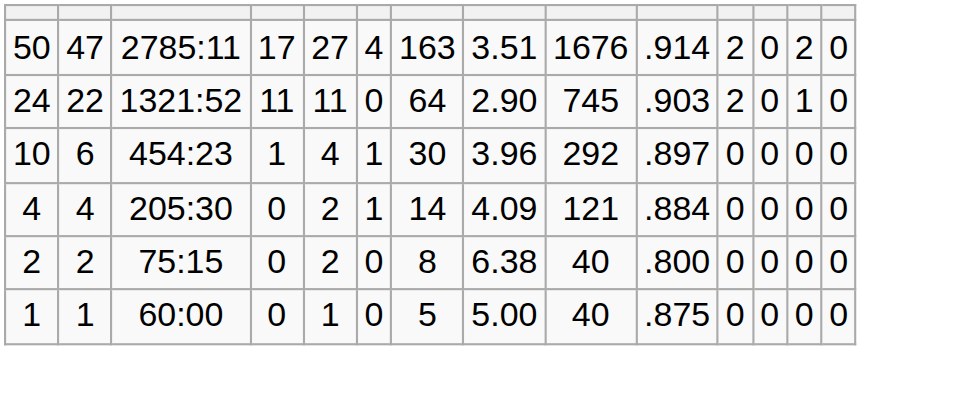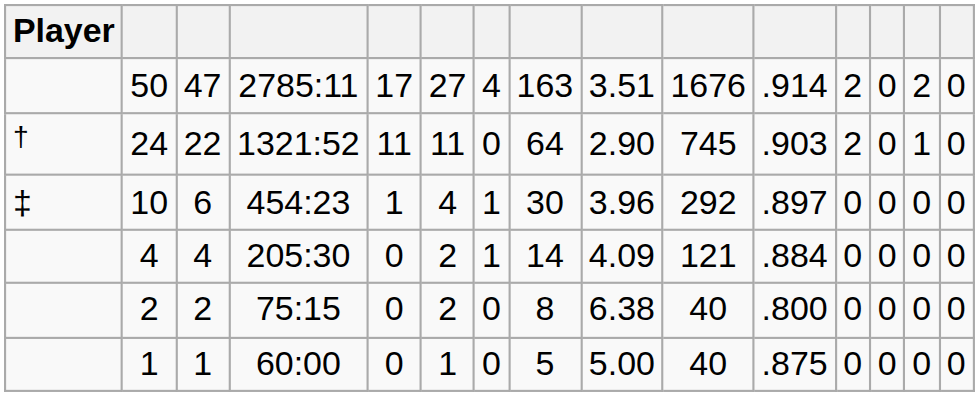+ column: (64, 31)
